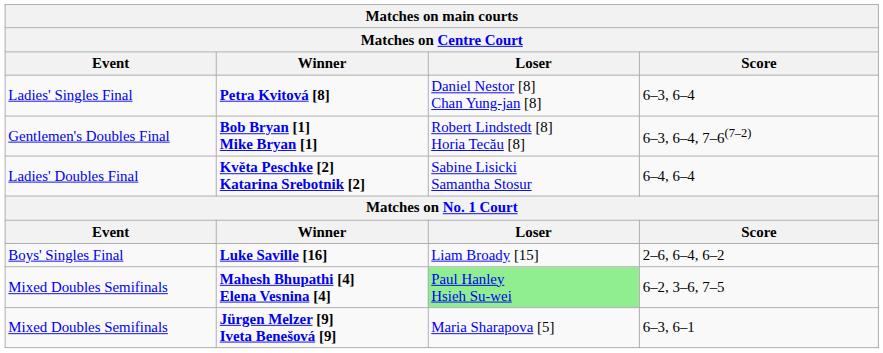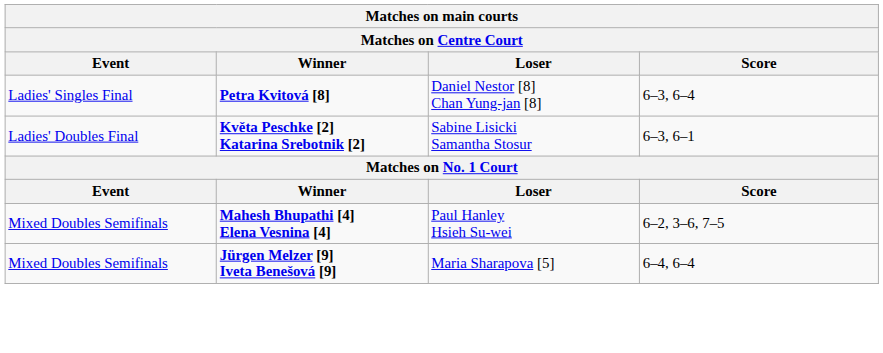- row: (269, 135)
(669, 176) 6–4, 6–4 -> (669, 135) 6–3, 6–1
- row: (274, 255)
(472, 287) lightgreen background -> (472, 223) no background
(669, 327) 6–3, 6–1 -> (669, 263) 6–4, 6–4
